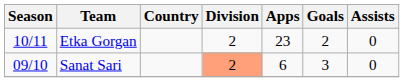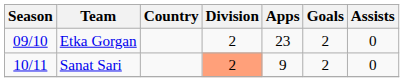(30, 40) 10/11 -> (30, 40) 09/10
(30, 64) 09/10 -> (30, 64) 10/11
(283, 64) 6 -> (283, 64) 9
(325, 64) 3 -> (325, 64) 2
